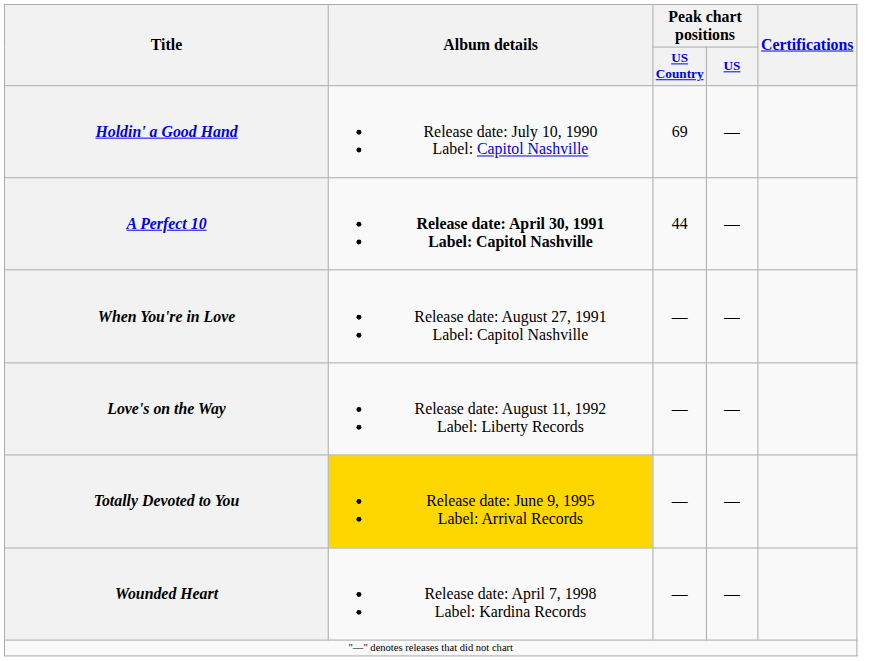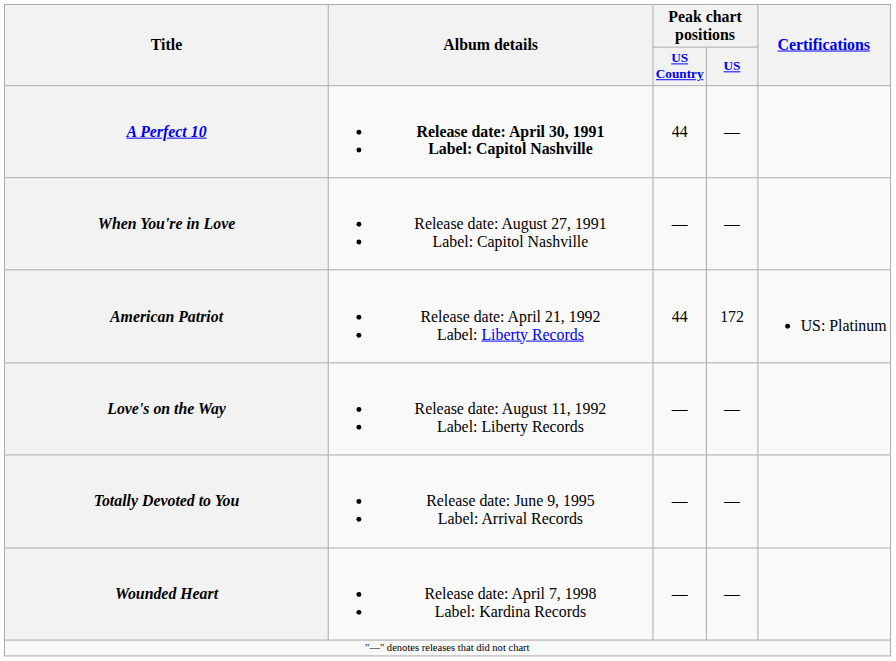- row: (167, 131)
+ row: (167, 316)
(491, 510) gold background -> (491, 510) no background
